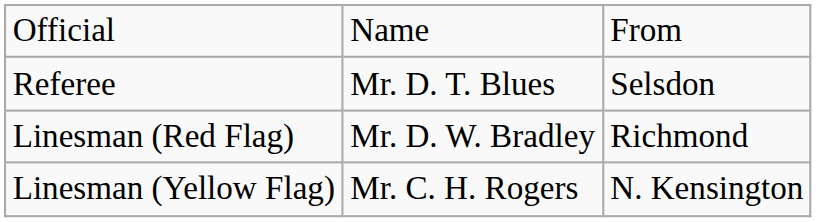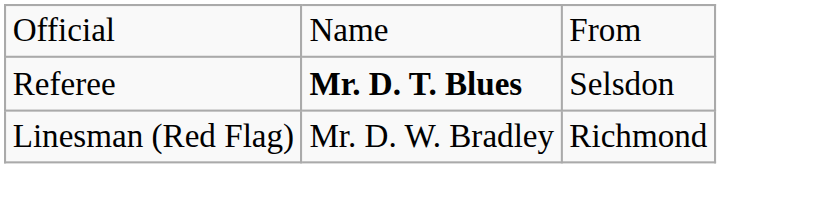(453, 83) normal -> (416, 83) bold
- row: (174, 188)
